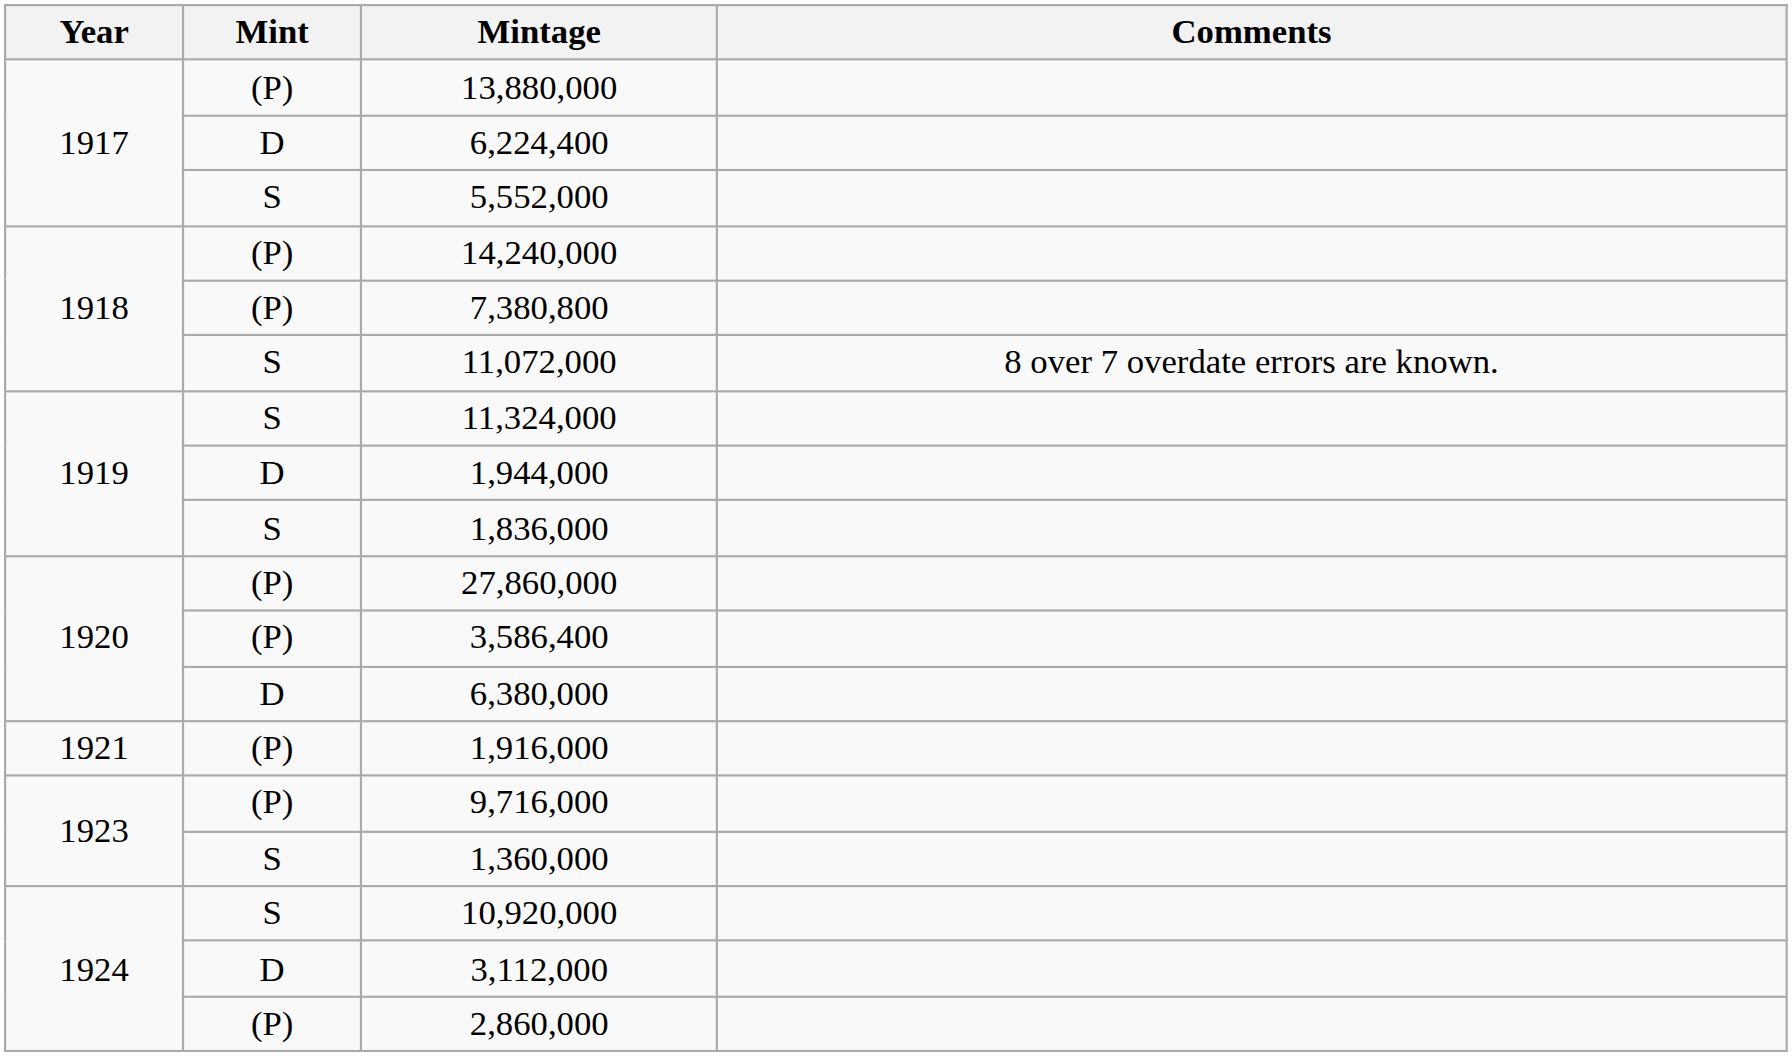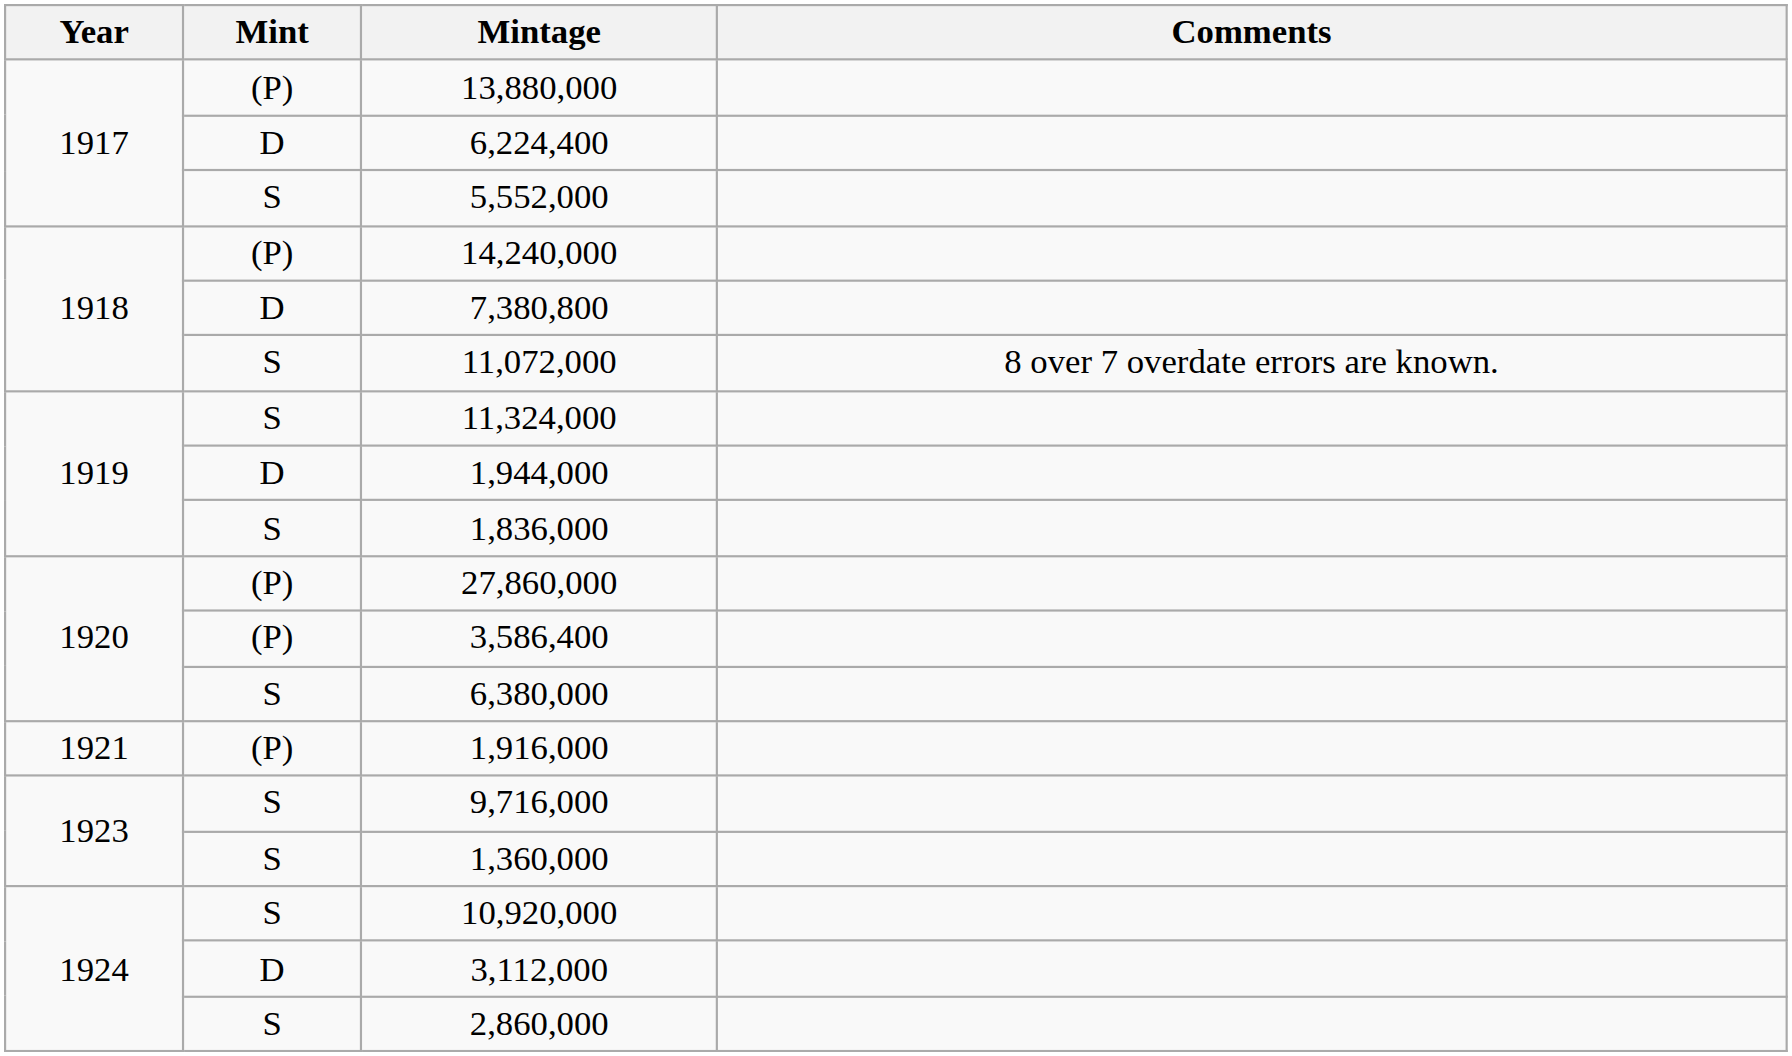(272, 307) (P) -> (272, 307) D
(272, 692) D -> (272, 692) S
(272, 802) (P) -> (272, 802) S
(272, 1023) (P) -> (272, 1023) S
